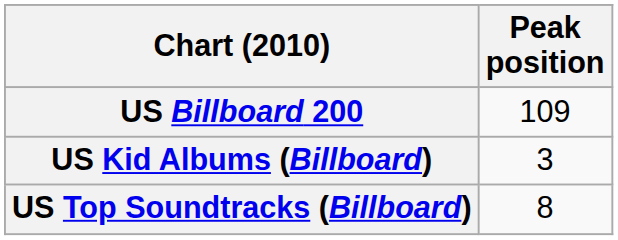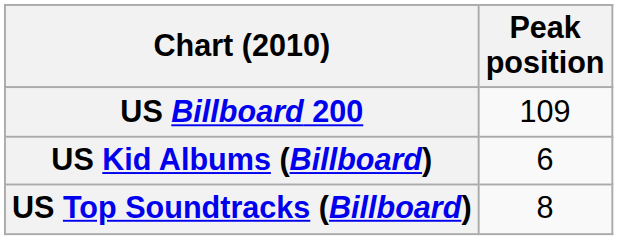(545, 160) 3 -> (545, 160) 6
